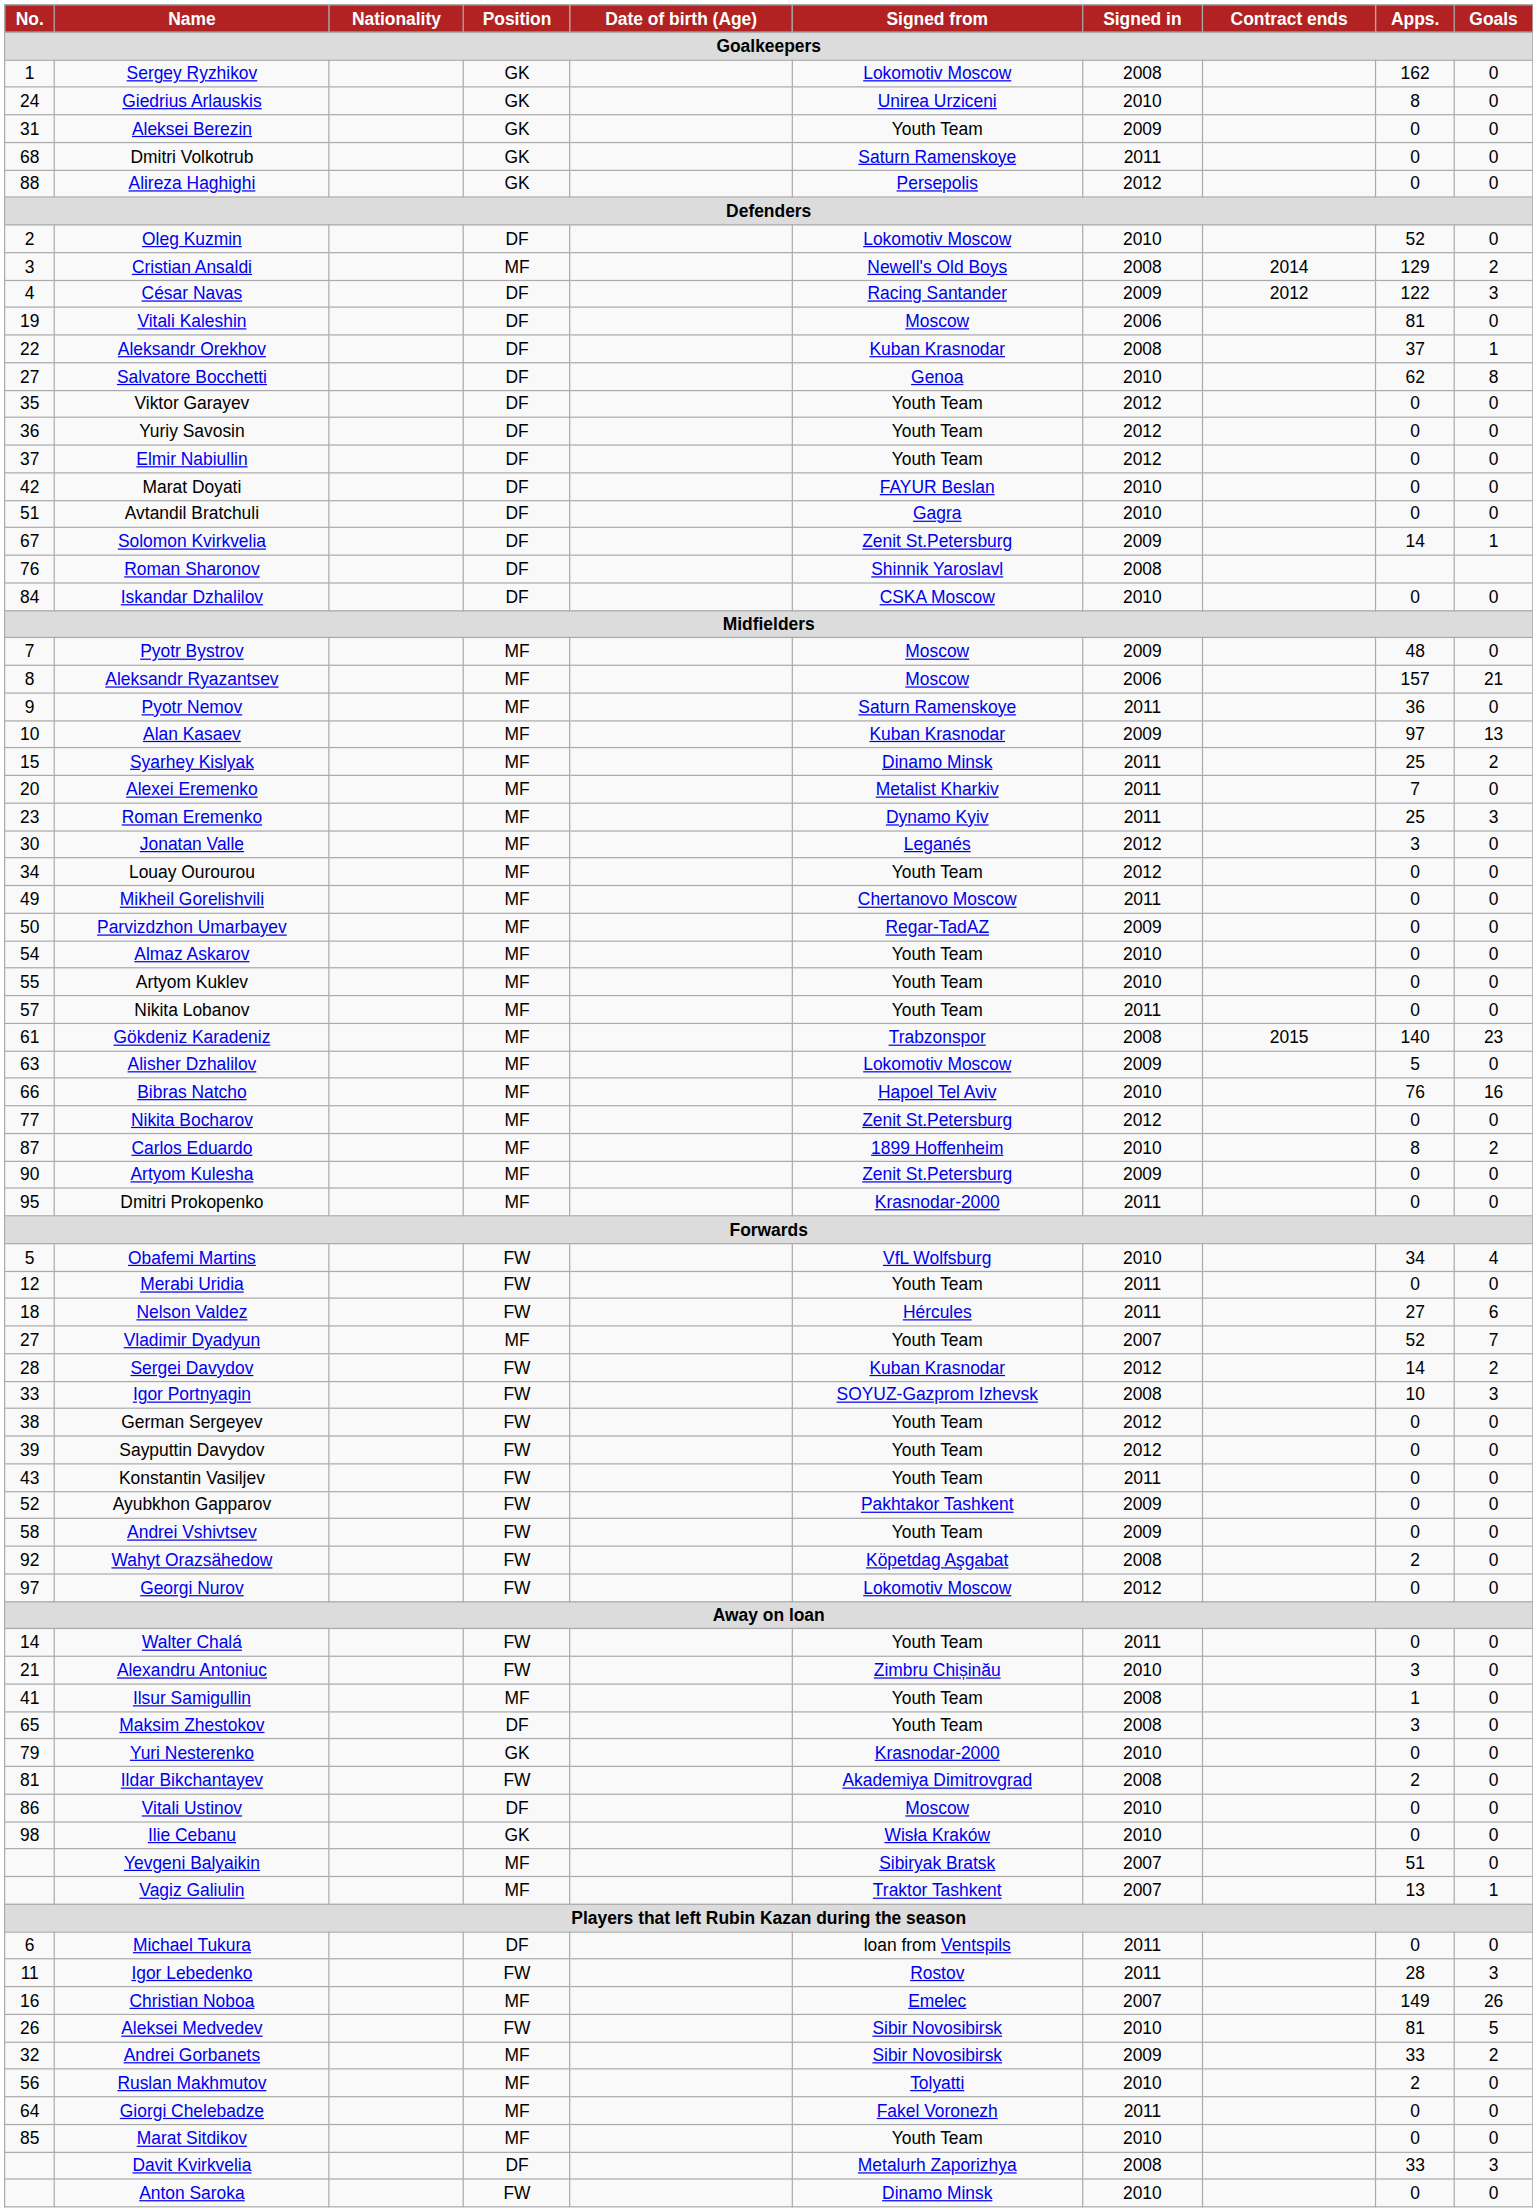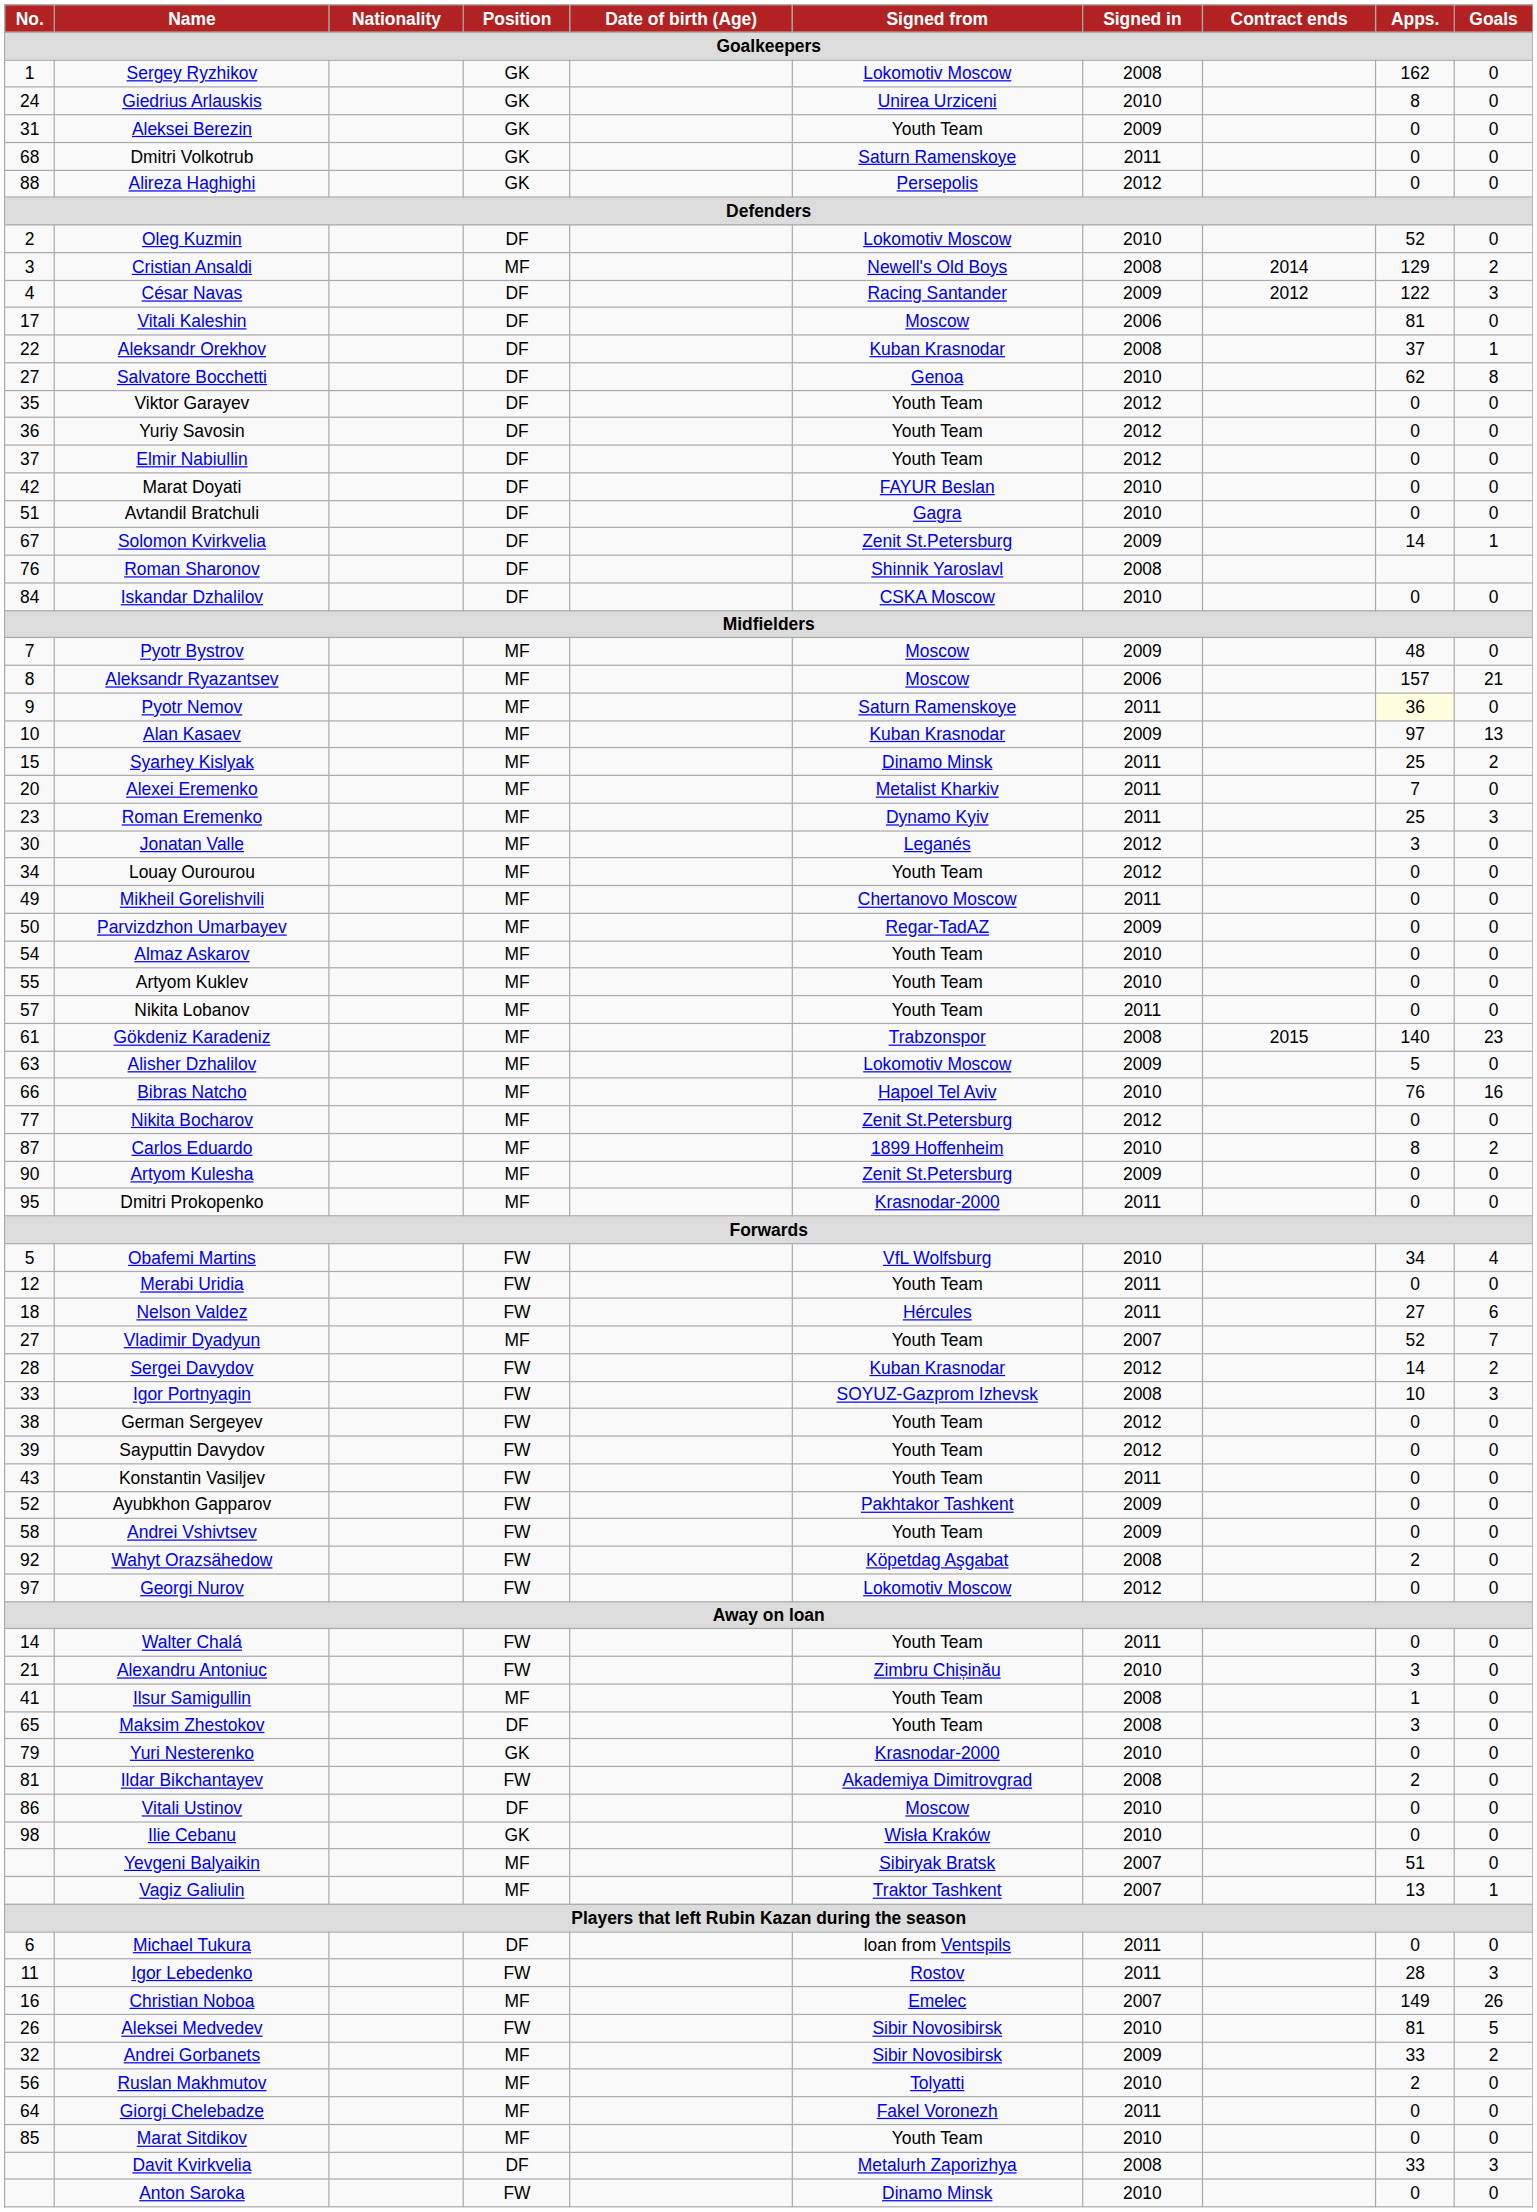(30, 322) 19 -> (30, 322) 17
(1415, 707) no background -> (1415, 707) lightyellow background
